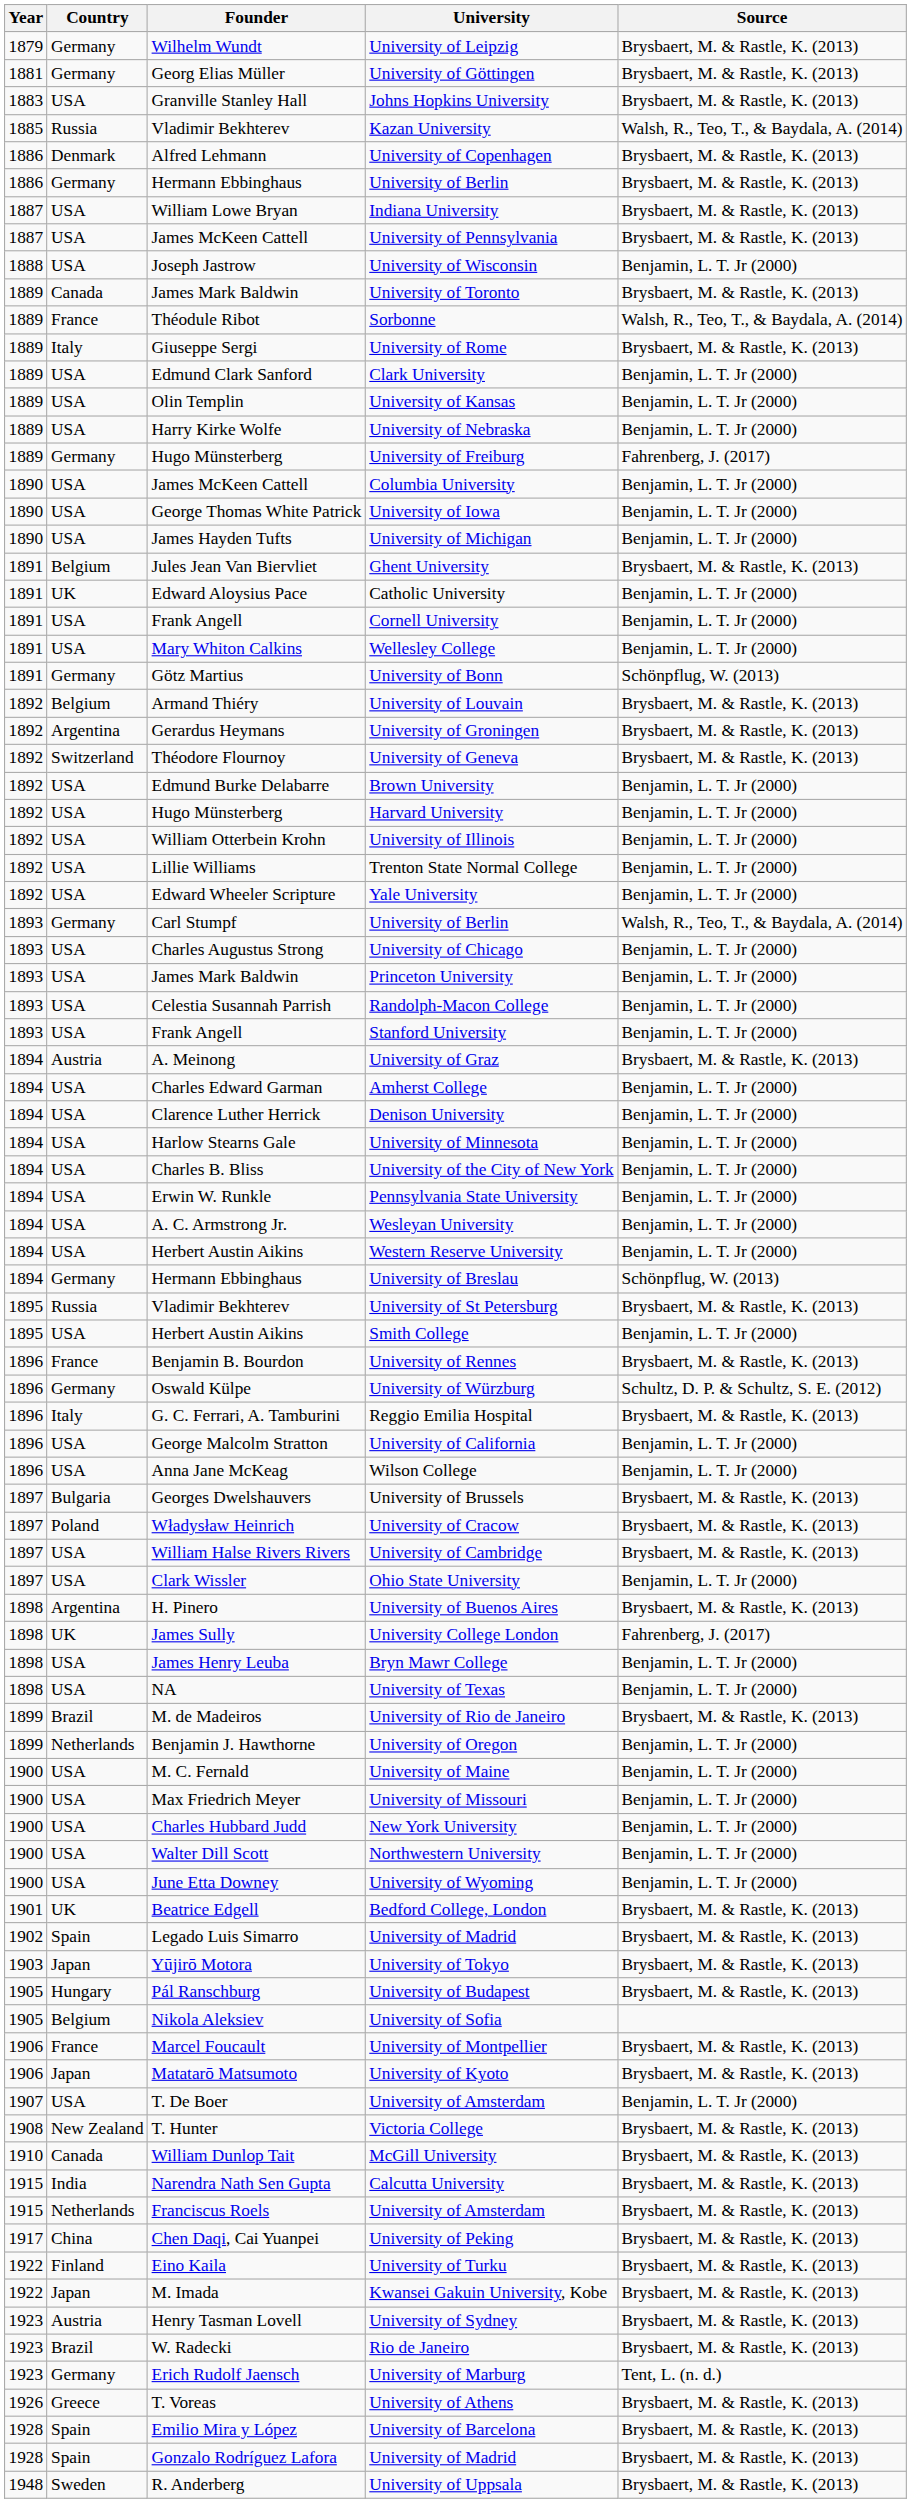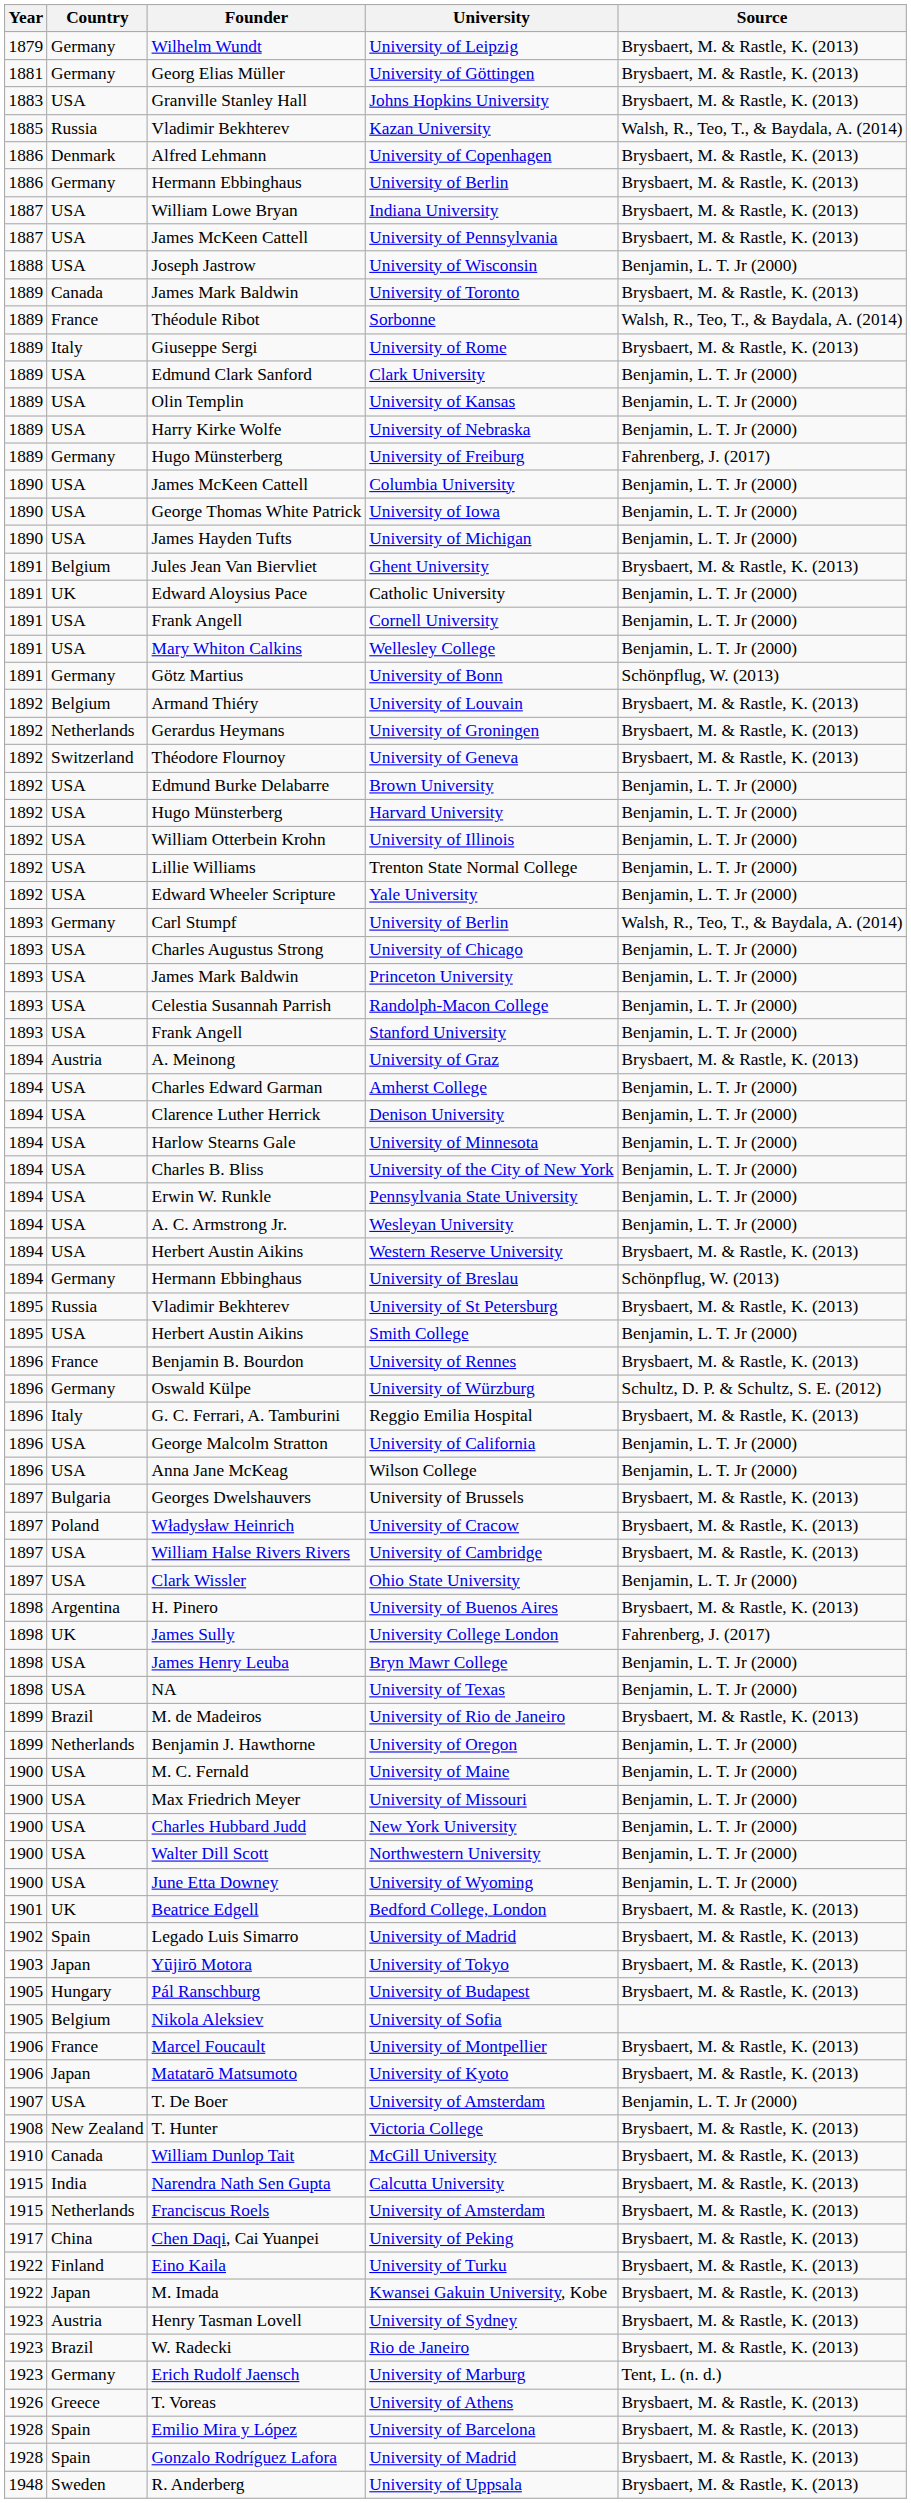(85, 730) Argentina -> (93, 730) Netherlands
(709, 1251) Benjamin, L. T. Jr (2000) -> (740, 1251) Brysbaert, M. & Rastle, K. (2013)
